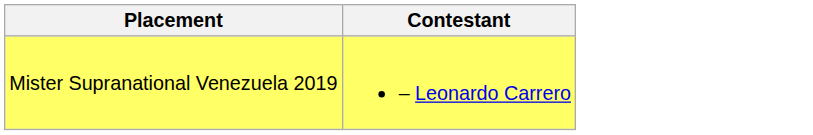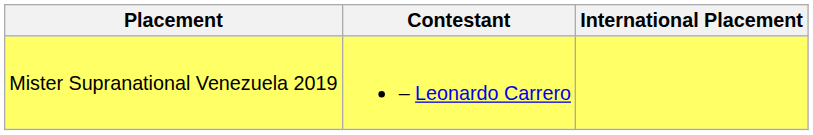+ column: (692, 20)
